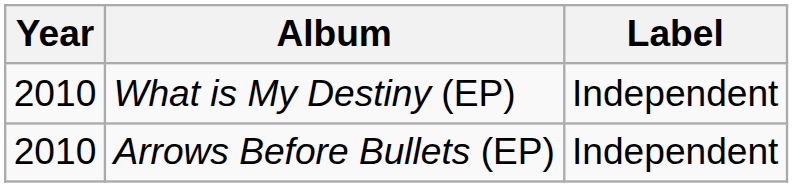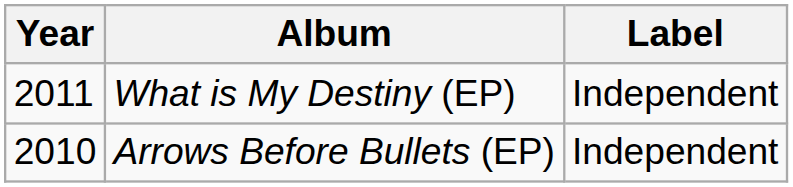(55, 92) 2010 -> (54, 92) 2011
